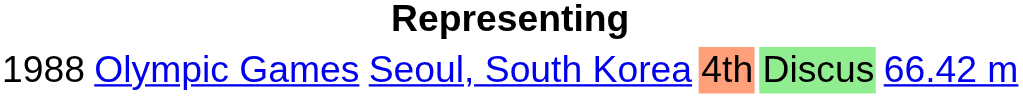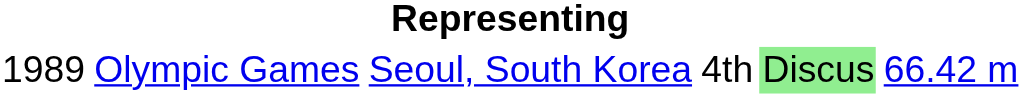(43, 69) 1988 -> (43, 69) 1989
(727, 69) lightsalmon background -> (727, 69) no background
